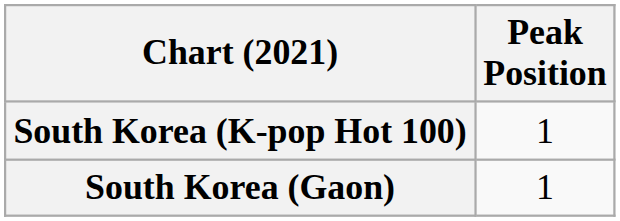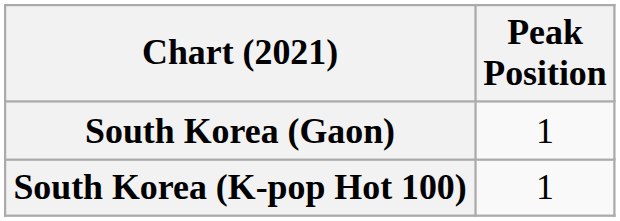rows swapped: (240, 186) <-> (240, 130)
